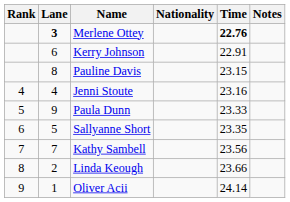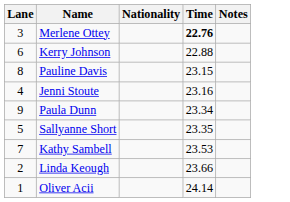- column: (21, 14)
(54, 33) bold -> (20, 33) normal
(233, 52) 22.91 -> (199, 52) 22.88
(233, 110) 23.33 -> (199, 110) 23.34
(233, 149) 23.56 -> (199, 149) 23.53
